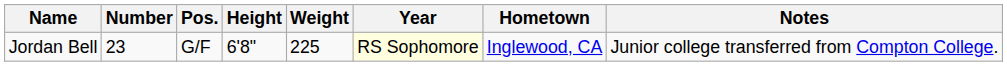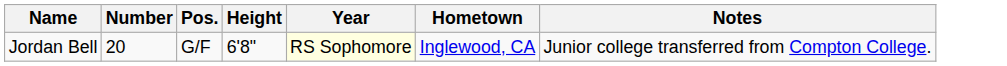- column: (320, 18)
(116, 46) 23 -> (116, 46) 20
